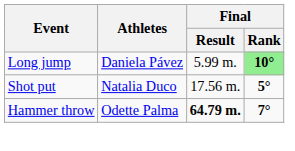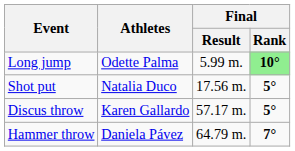(142, 63) Daniela Pávez -> (140, 63) Odette Palma
+ row: (46, 110)
(140, 110) Odette Palma -> (142, 134) Daniela Pávez
(215, 110) bold -> (221, 134) normal
